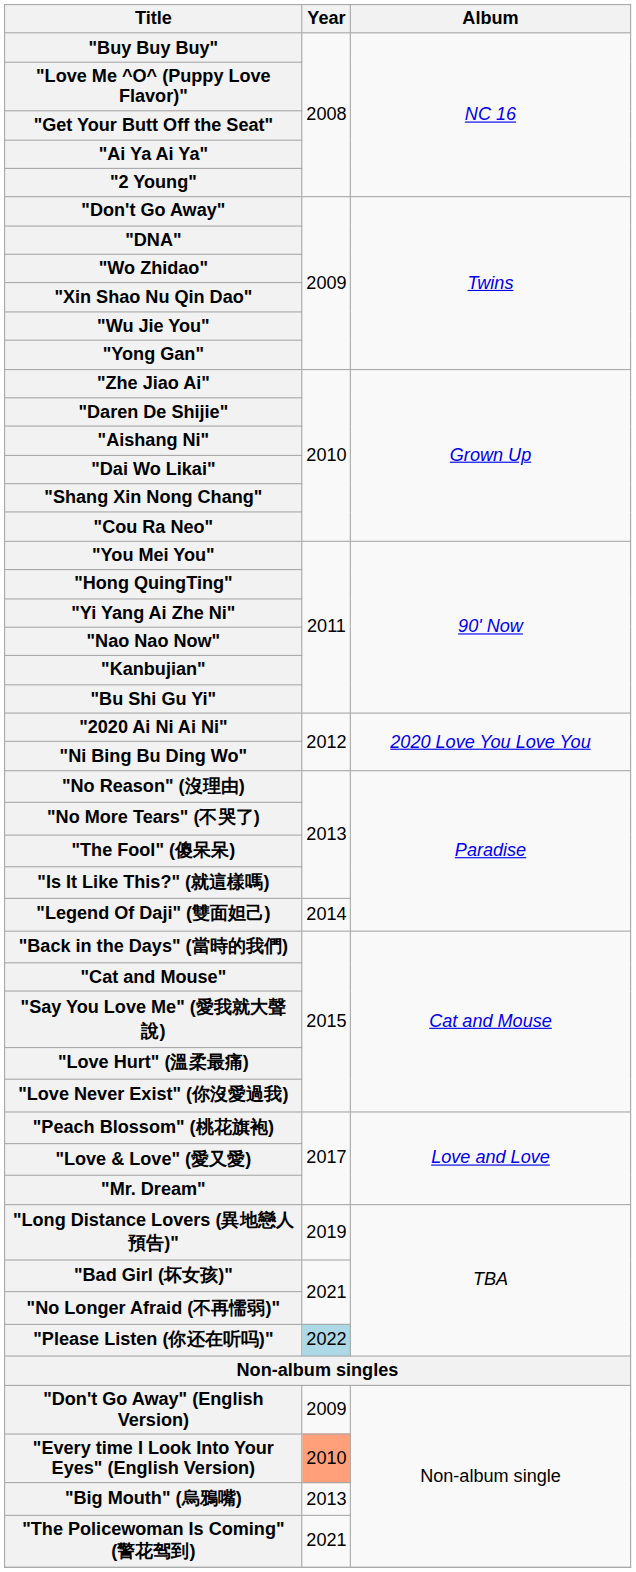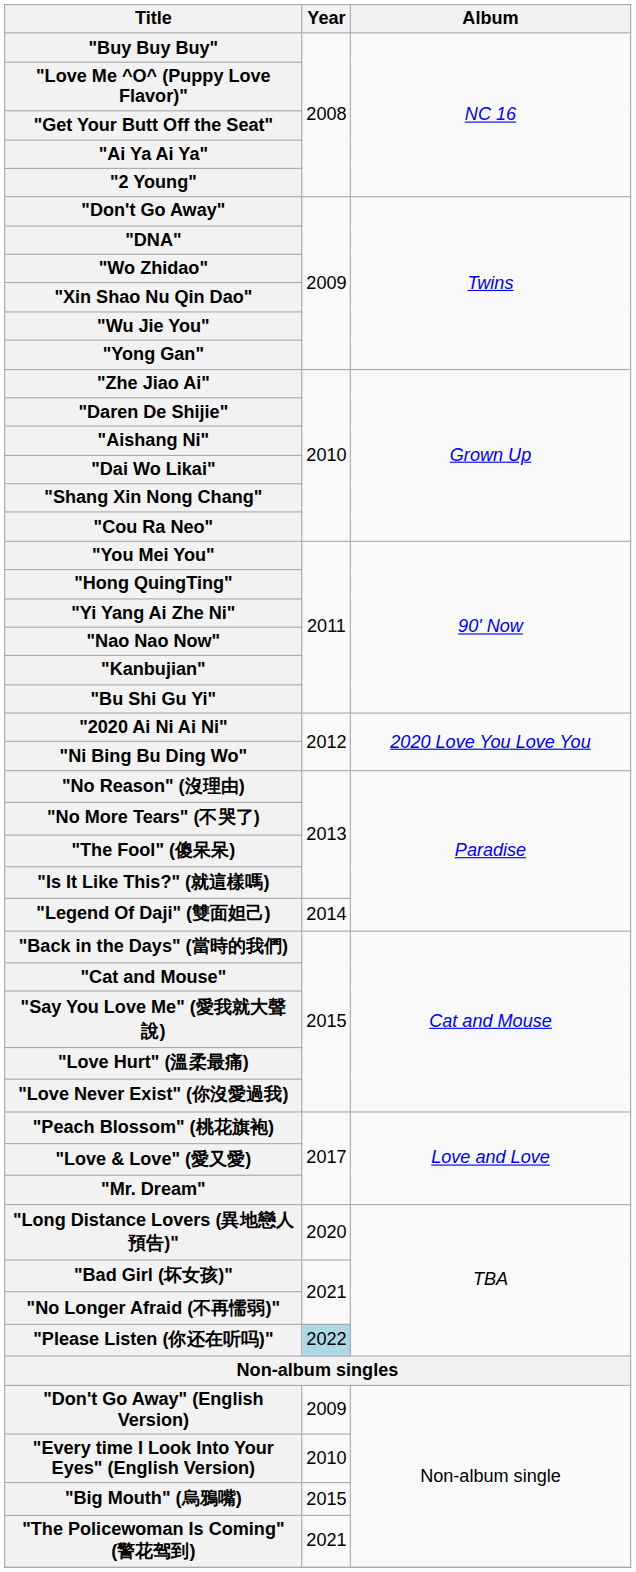(326, 1232) 2019 -> (326, 1232) 2020
(326, 1458) lightsalmon background -> (326, 1458) no background
(326, 1498) 2013 -> (326, 1498) 2015
